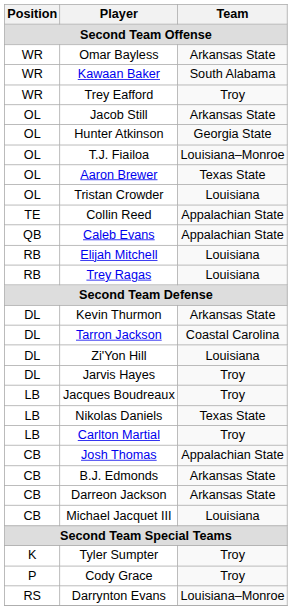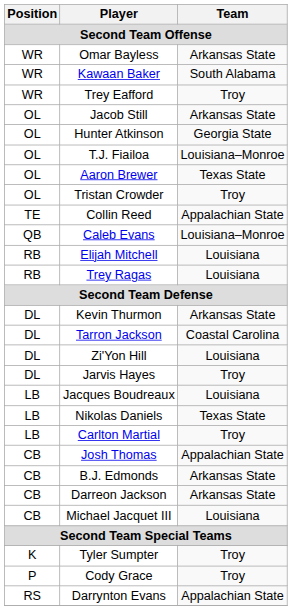(233, 194) Louisiana -> (233, 194) Troy
(233, 235) Appalachian State -> (233, 235) Louisiana–Monroe
(233, 395) Troy -> (233, 395) Louisiana
(233, 595) Louisiana–Monroe -> (233, 595) Appalachian State
